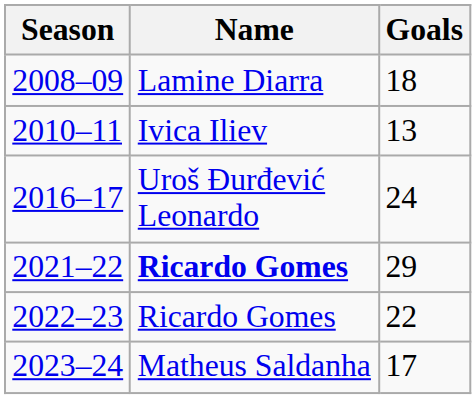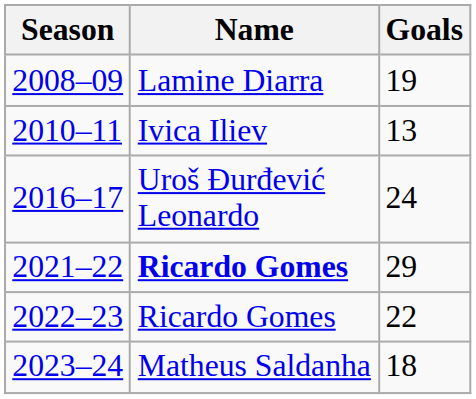(401, 79) 18 -> (401, 79) 19
(401, 366) 17 -> (401, 366) 18
